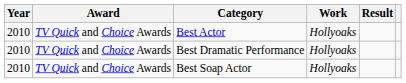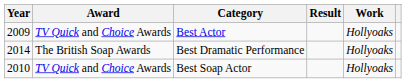columns swapped: (333, 13) <-> (377, 13)
(19, 31) 2010 -> (19, 31) 2009
(19, 50) 2010 -> (19, 50) 2014
(103, 50) TV Quick and Choice Awards -> (93, 50) The British Soap Awards
